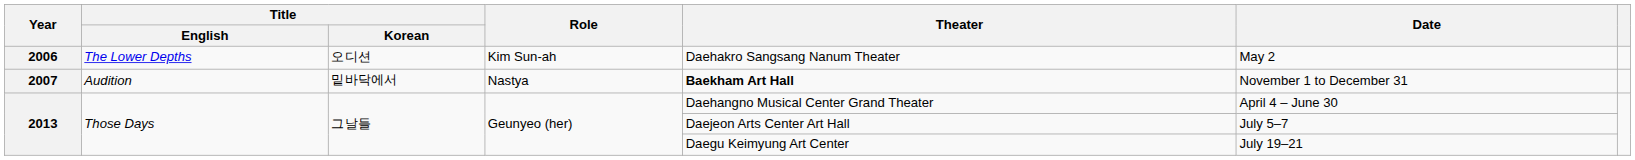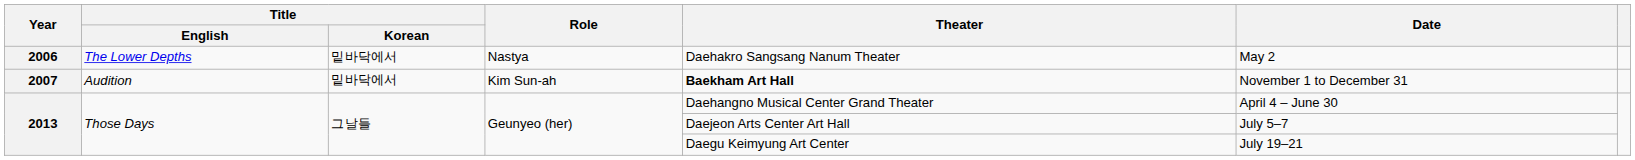(351, 57) 오디션 -> (364, 57) 밑바닥에서
(522, 57) Kim Sun-ah -> (508, 57) Nastya
(508, 81) Nastya -> (522, 81) Kim Sun-ah
